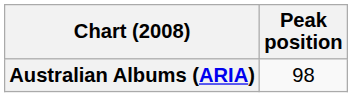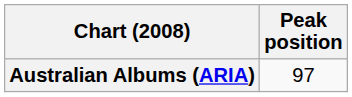(303, 75) 98 -> (303, 75) 97
